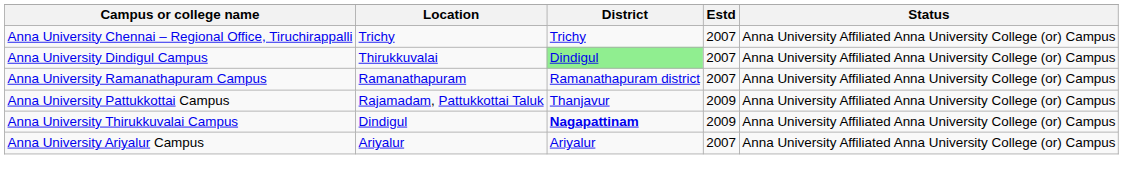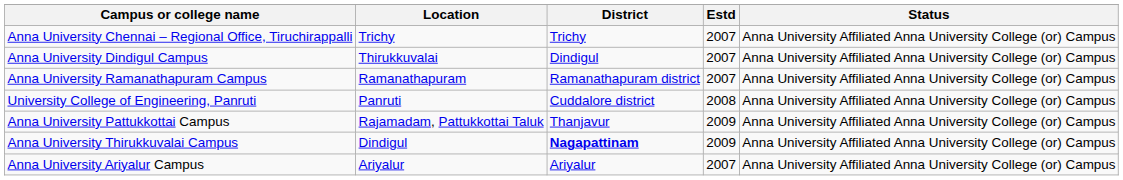(574, 57) lightgreen background -> (574, 57) no background
+ row: (132, 100)
